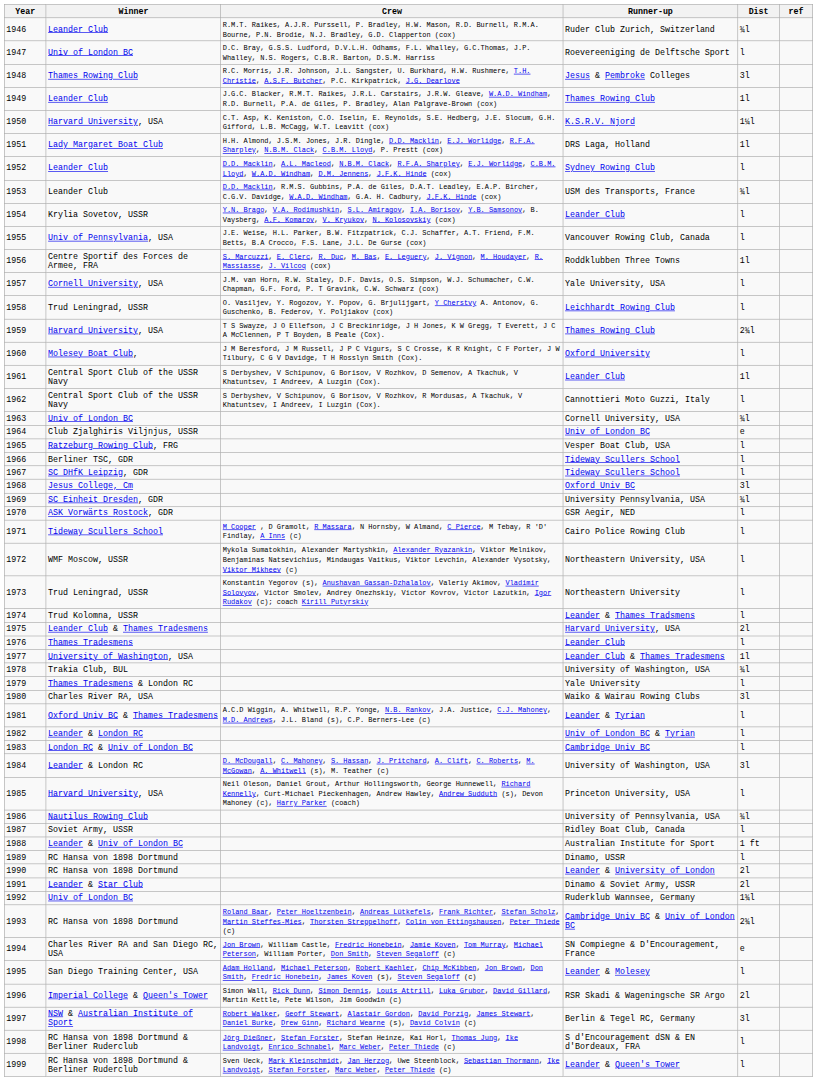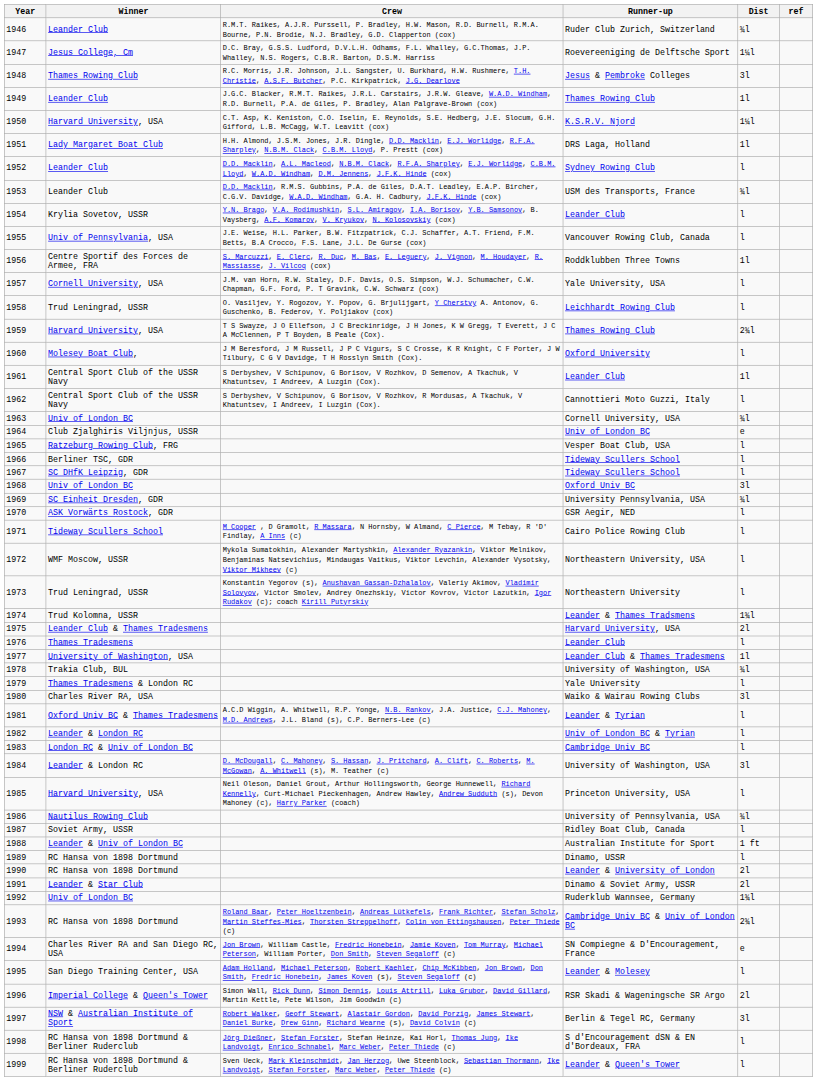(91, 53) Univ of London BC -> (91, 53) Jesus College, Cm
(742, 53) l -> (747, 53) 1¼l
(91, 486) Jesus College, Cm -> (91, 486) Univ of London BC
(742, 616) l -> (747, 616) 1¾l
